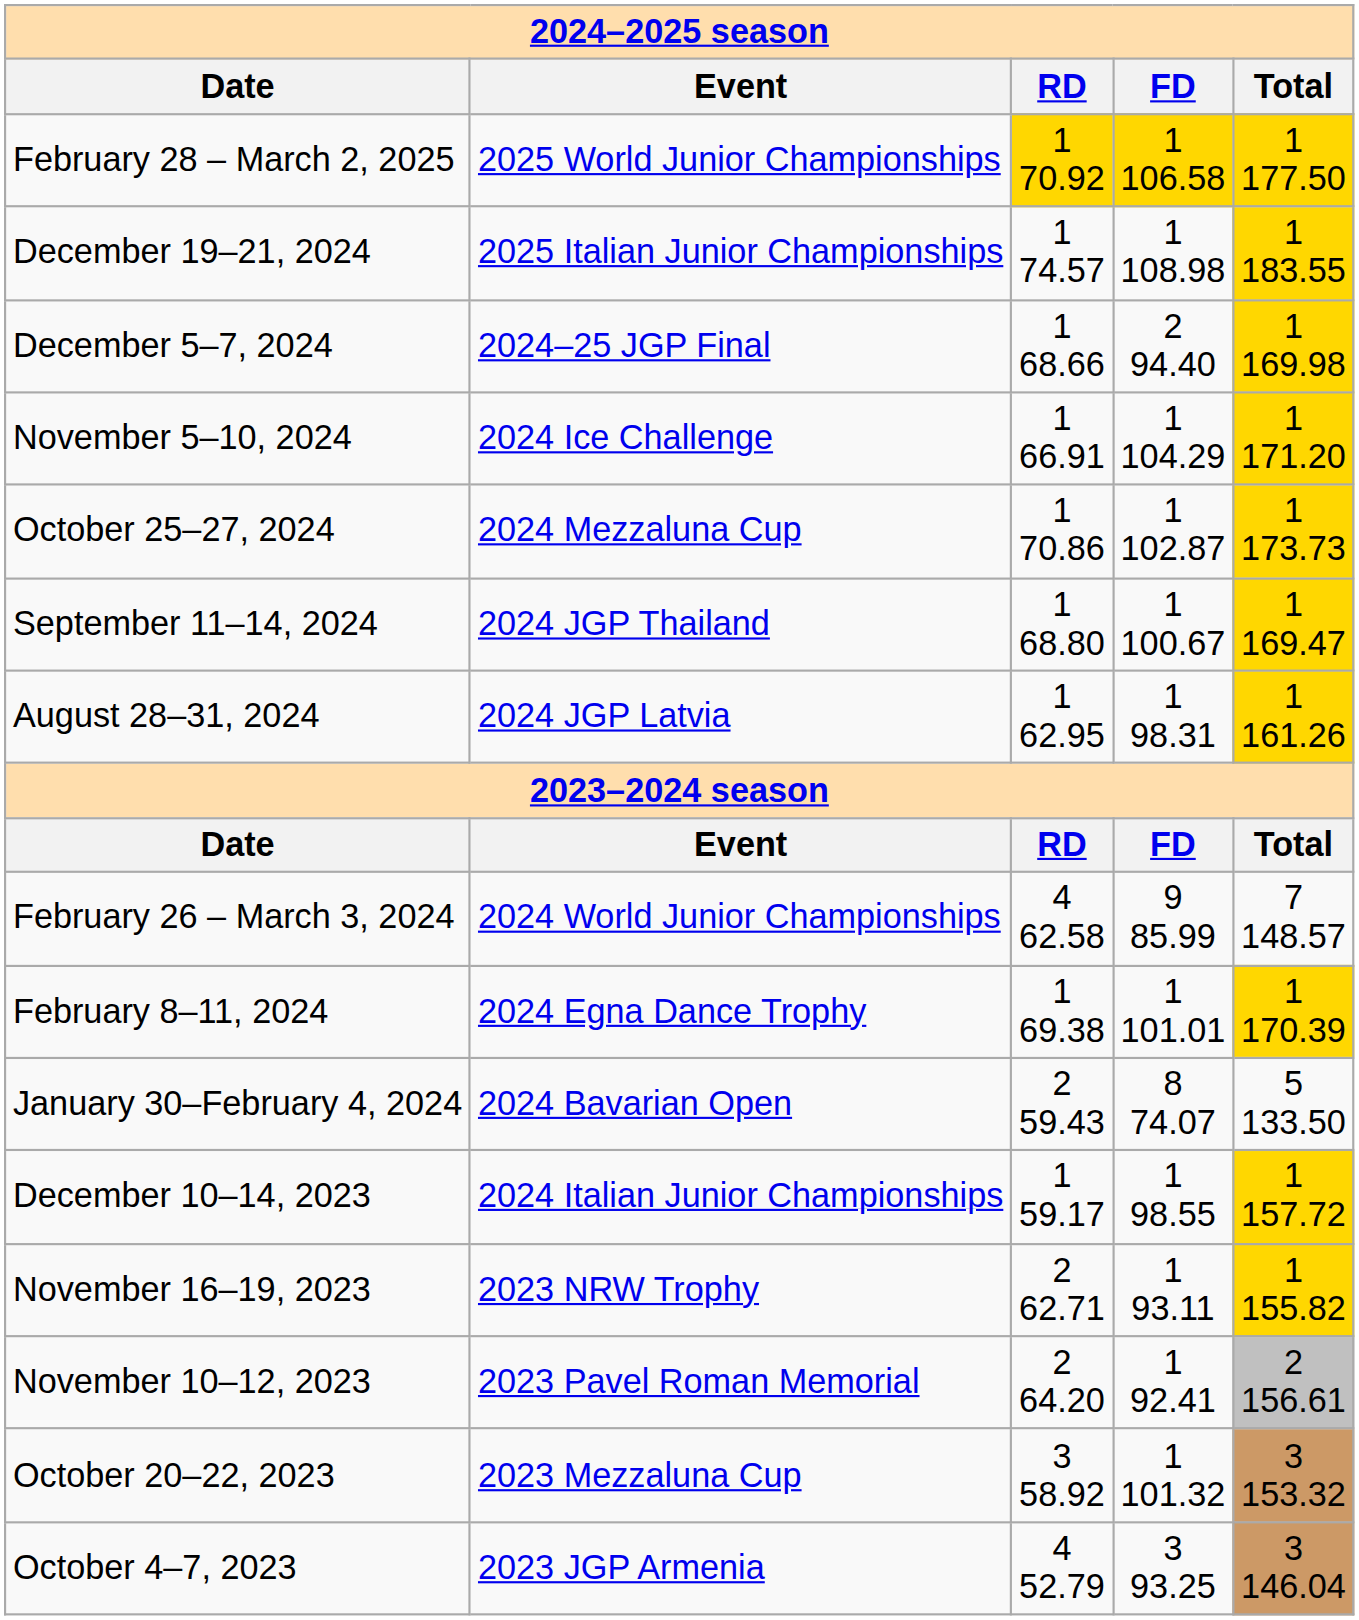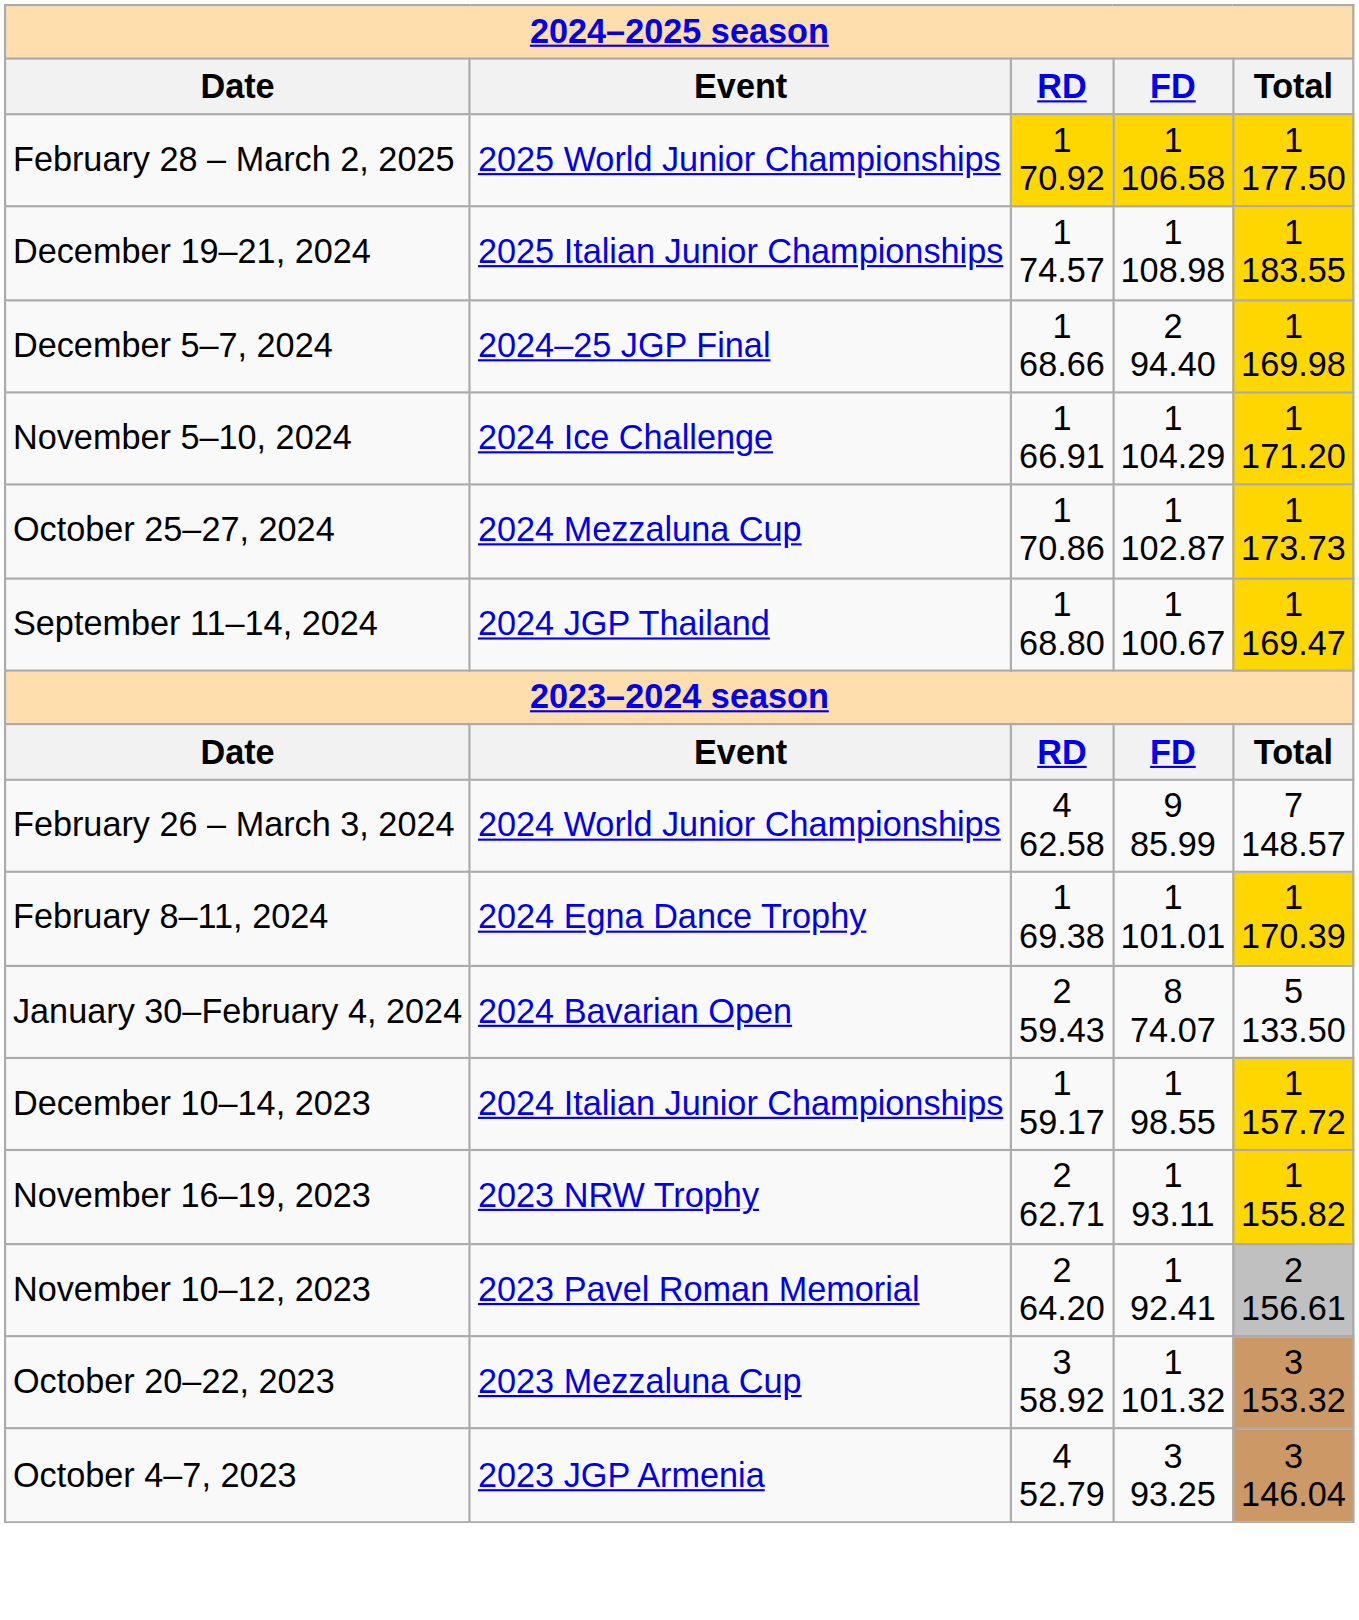- row: (166, 716)
